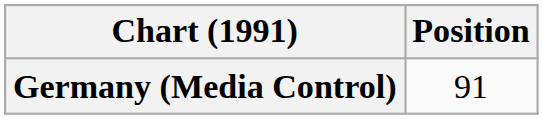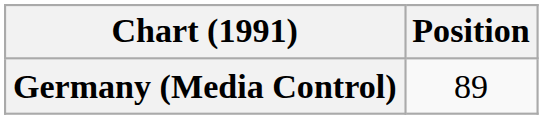(471, 85) 91 -> (471, 85) 89
